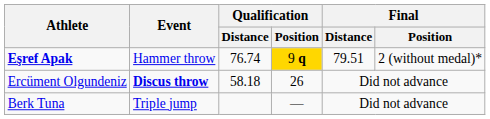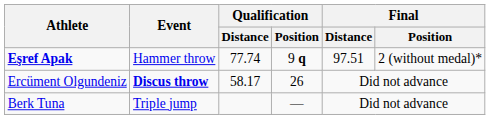(245, 59) 76.74 -> (245, 59) 77.74
(297, 59) gold background -> (297, 59) no background
(349, 59) 79.51 -> (349, 59) 97.51
(245, 81) 58.18 -> (245, 81) 58.17
